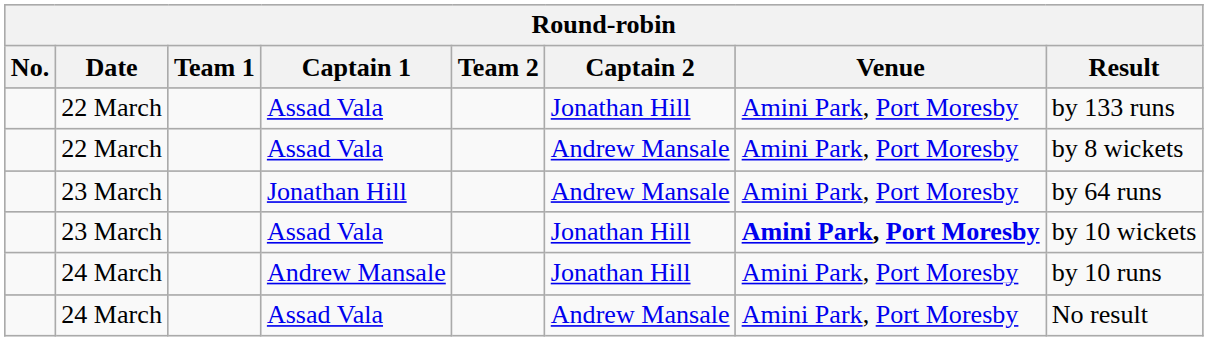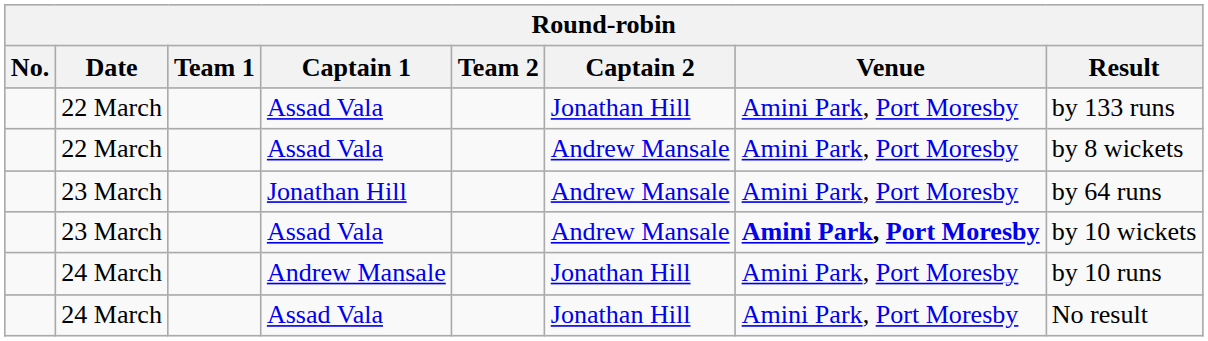(621, 231) Jonathan Hill -> (640, 231) Andrew Mansale
(640, 314) Andrew Mansale -> (621, 314) Jonathan Hill
